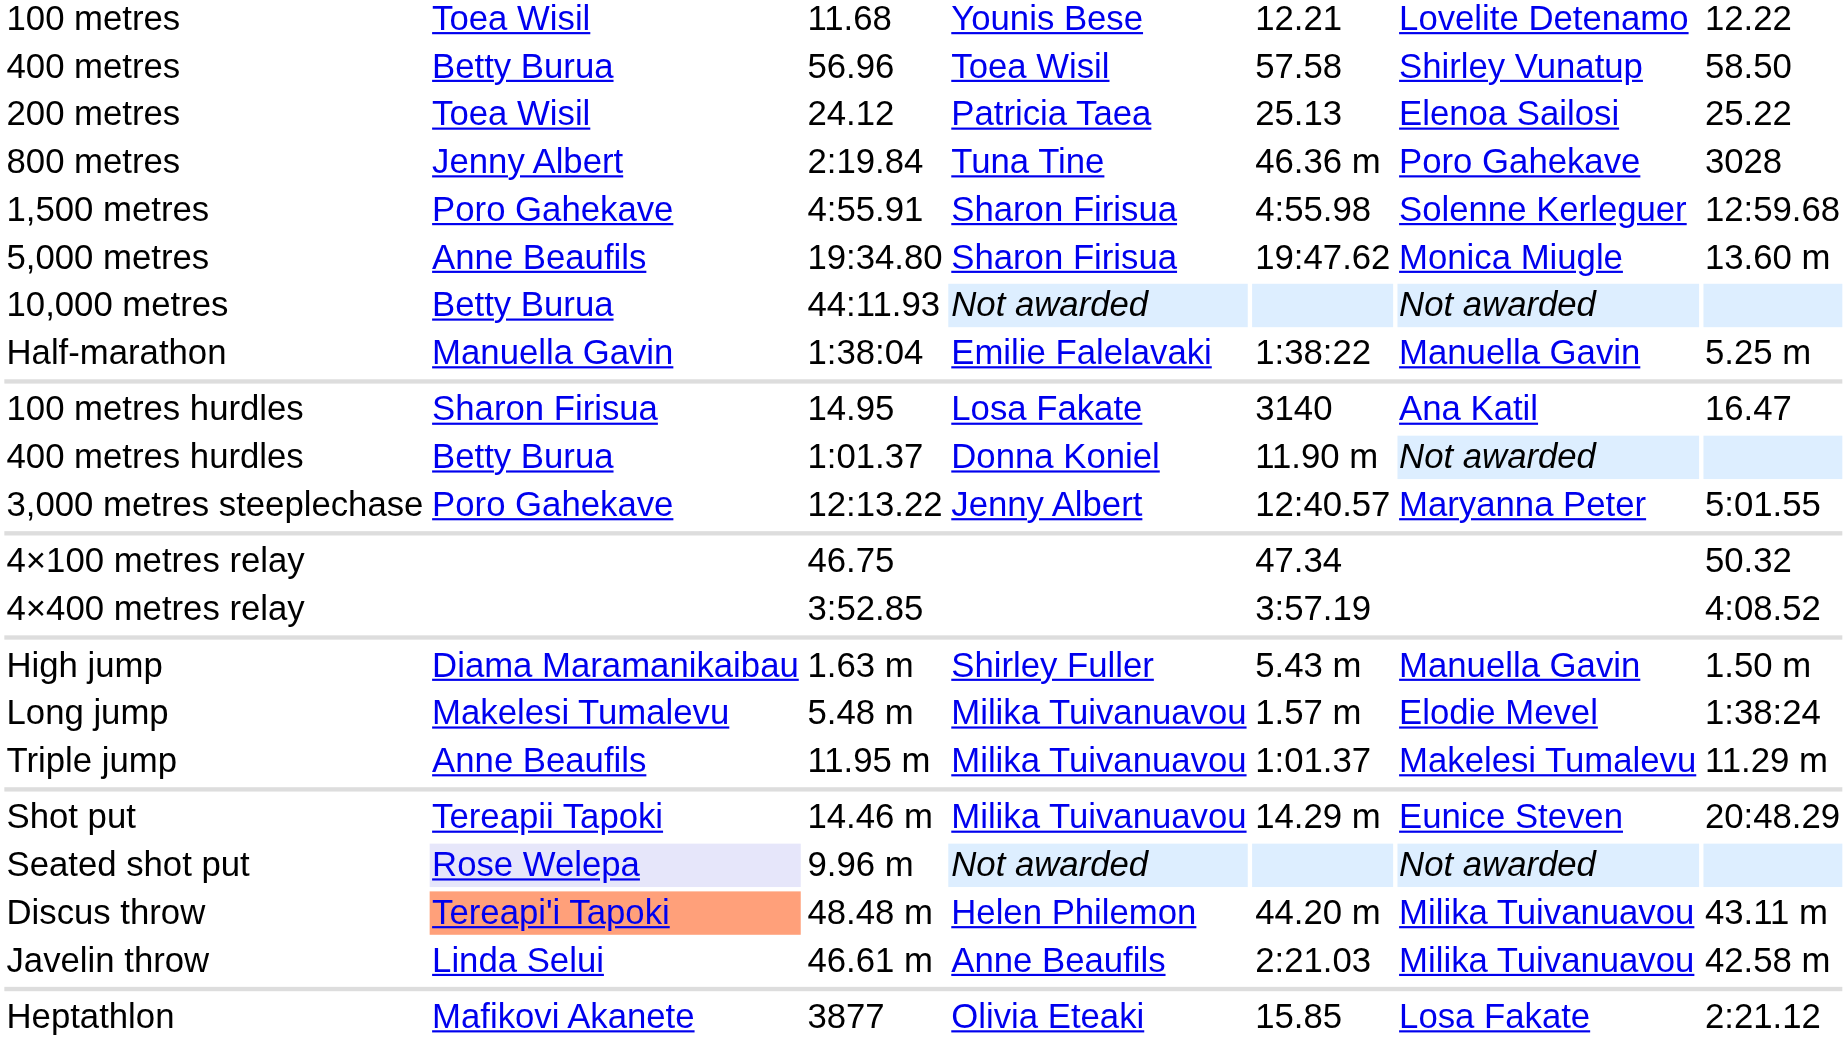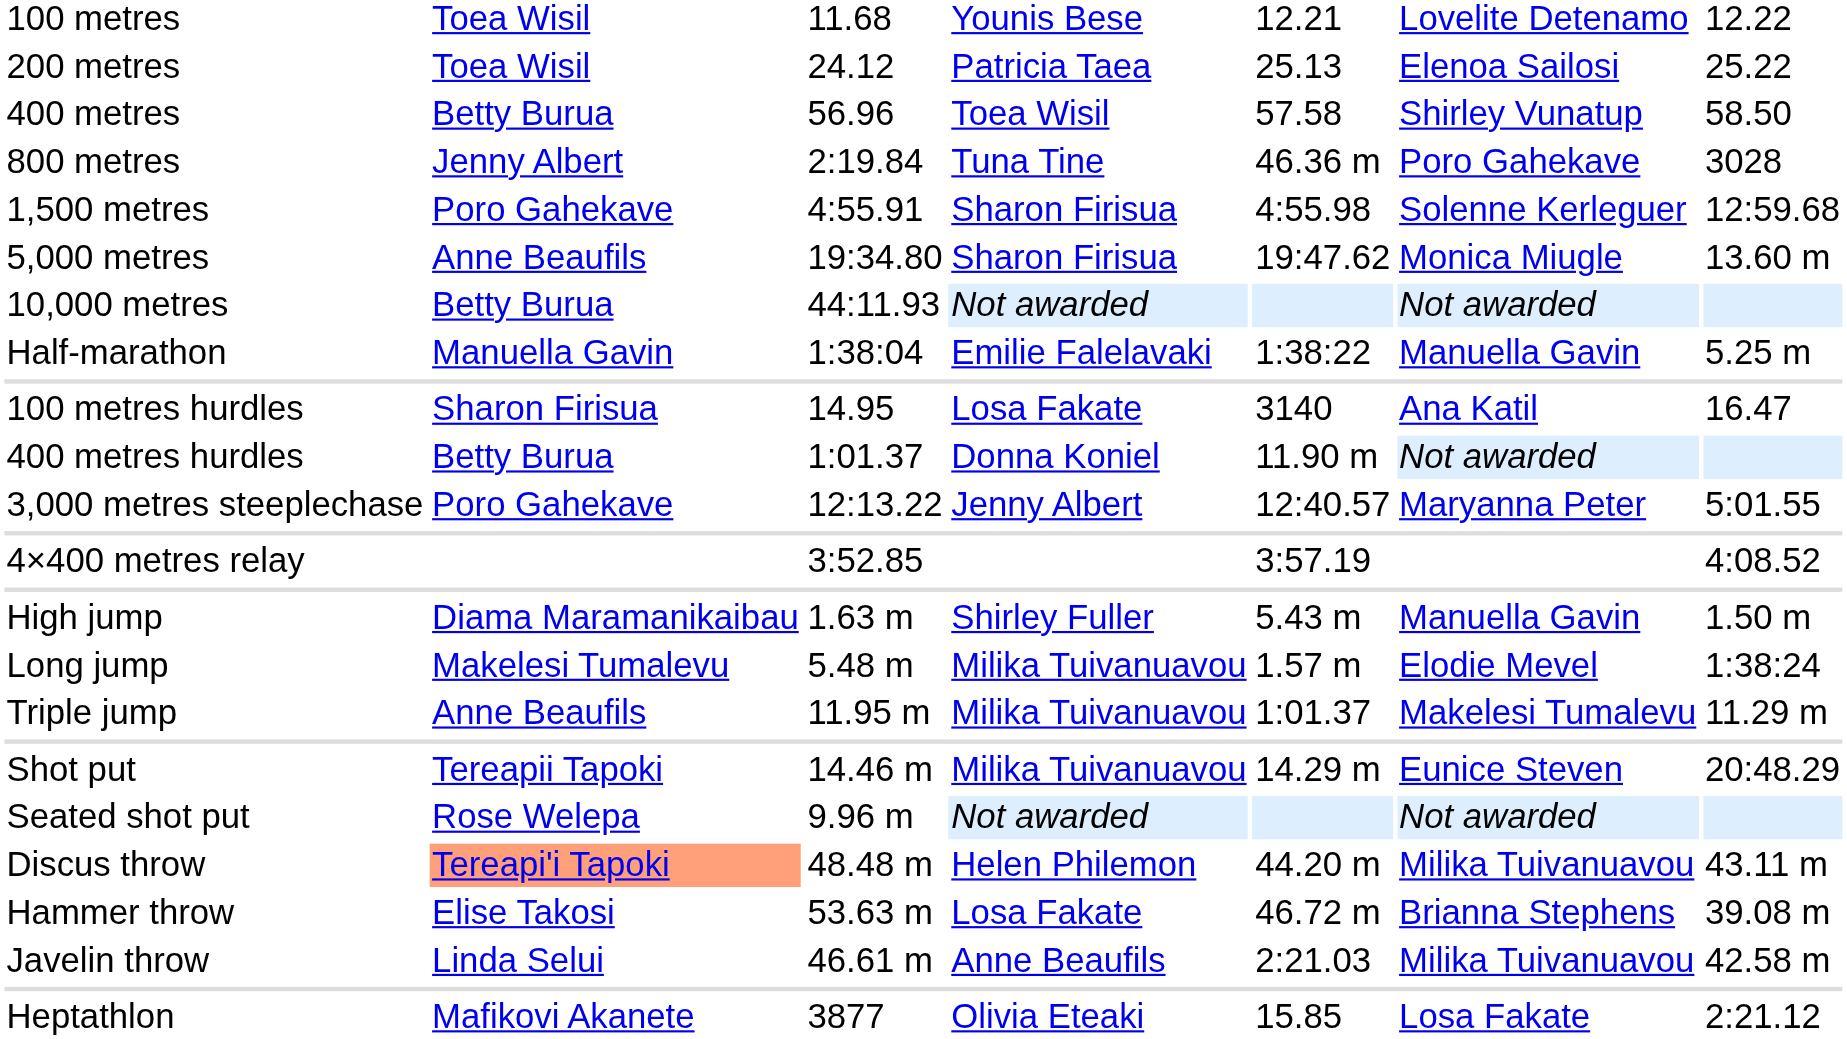rows swapped: (93, 113) <-> (93, 66)
- row: (156, 560)
(536, 864) lavender background -> (536, 817) no background
+ row: (120, 912)
